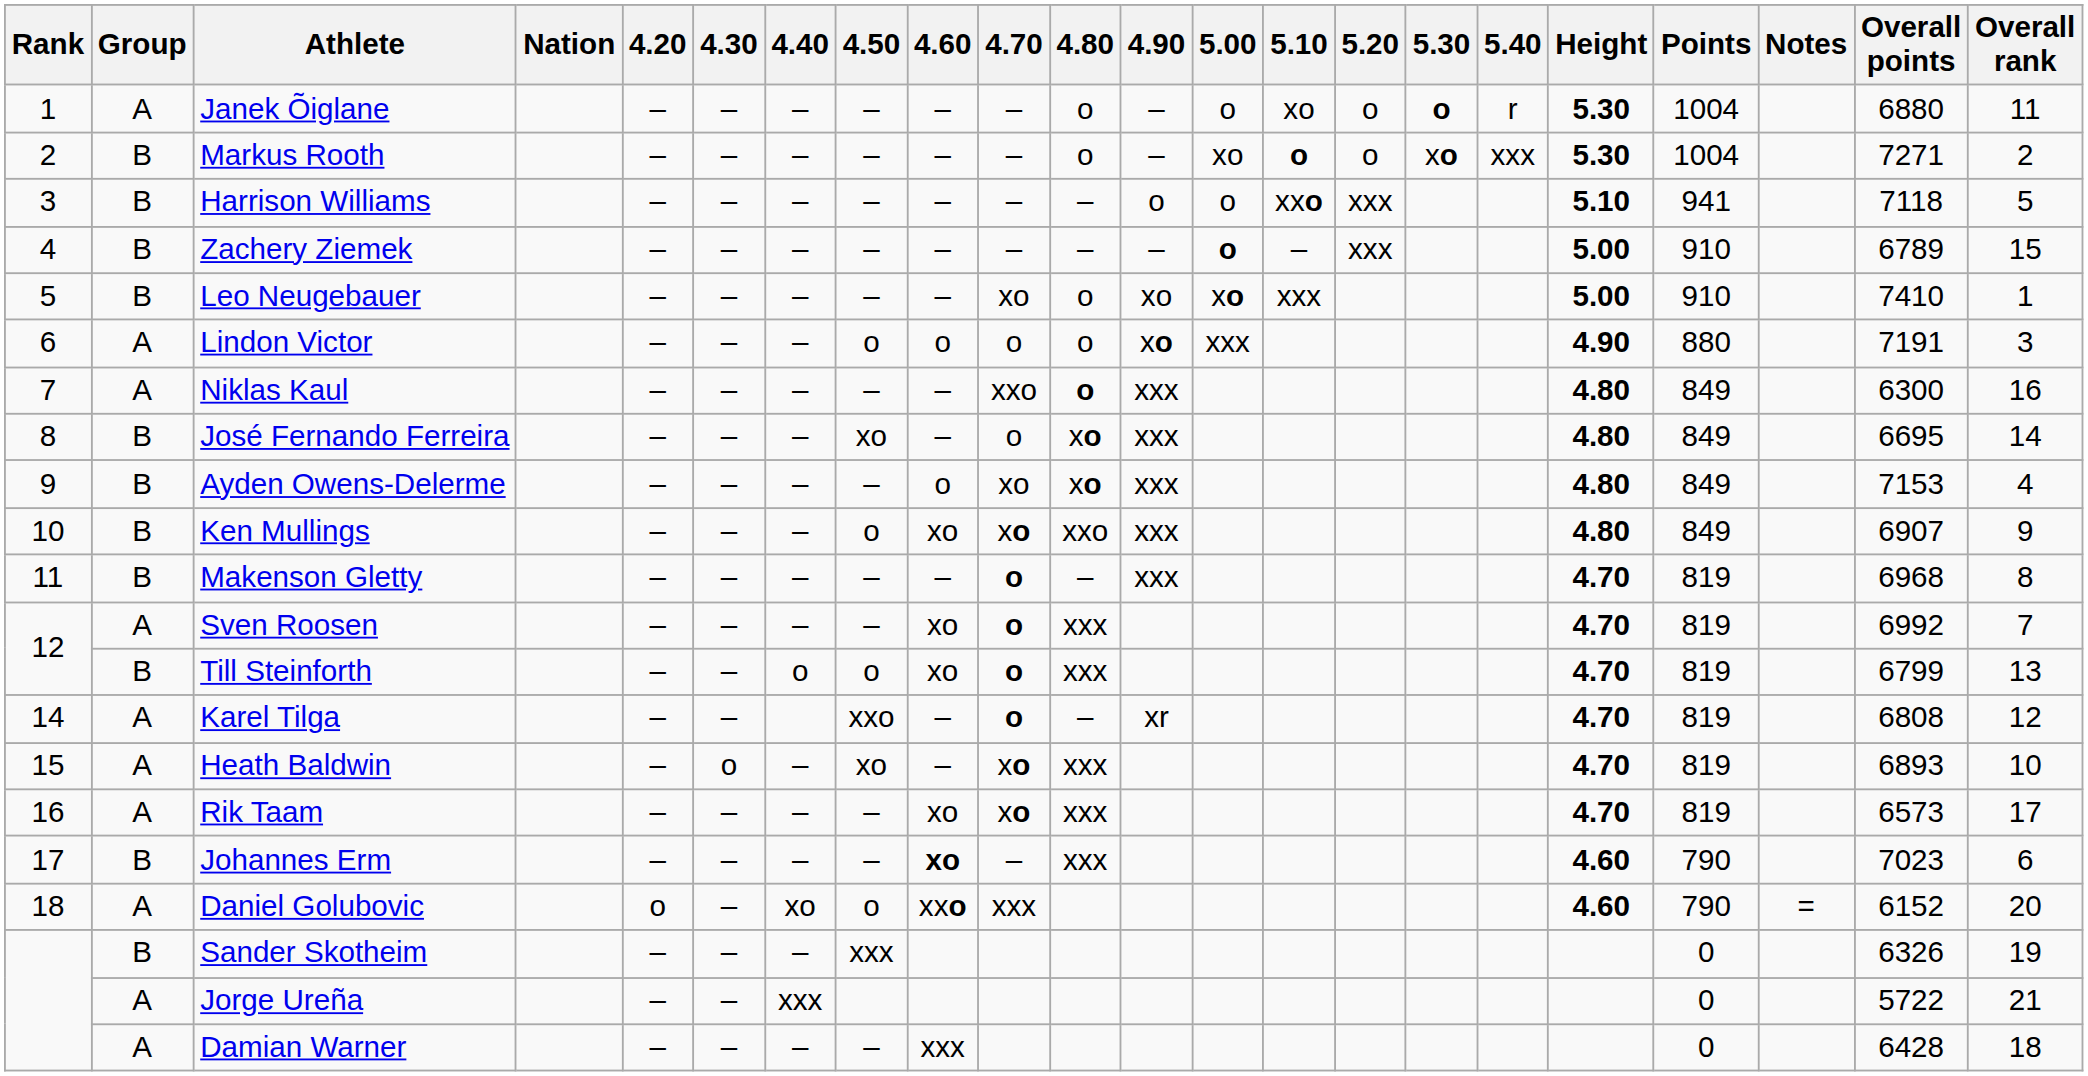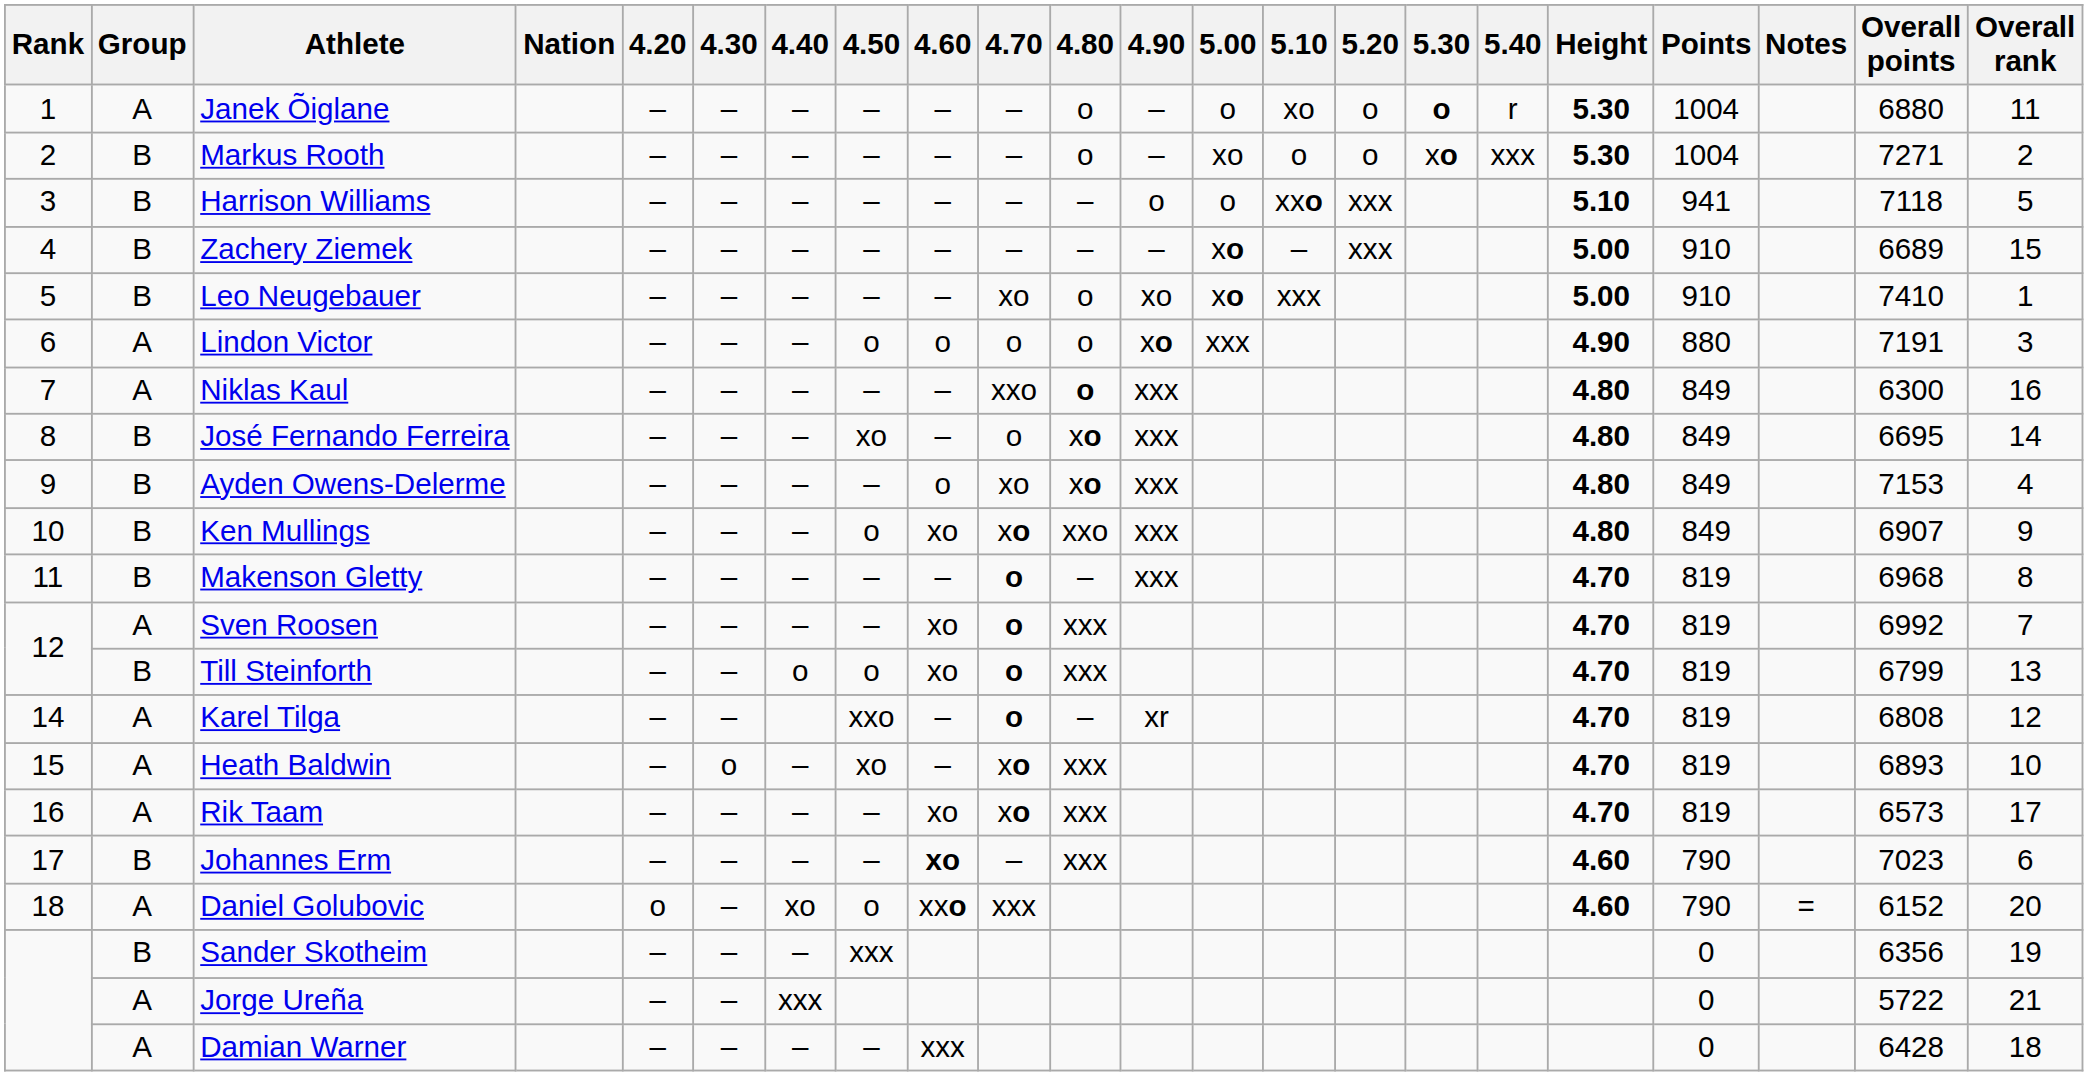(1299, 155) bold -> (1299, 155) normal
(1228, 249) o -> (1228, 249) xo
(1911, 249) 6789 -> (1911, 249) 6689
(1911, 953) 6326 -> (1911, 953) 6356
